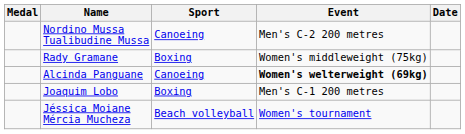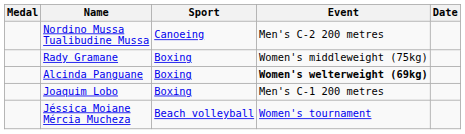(179, 75) Canoeing -> (173, 75) Boxing
